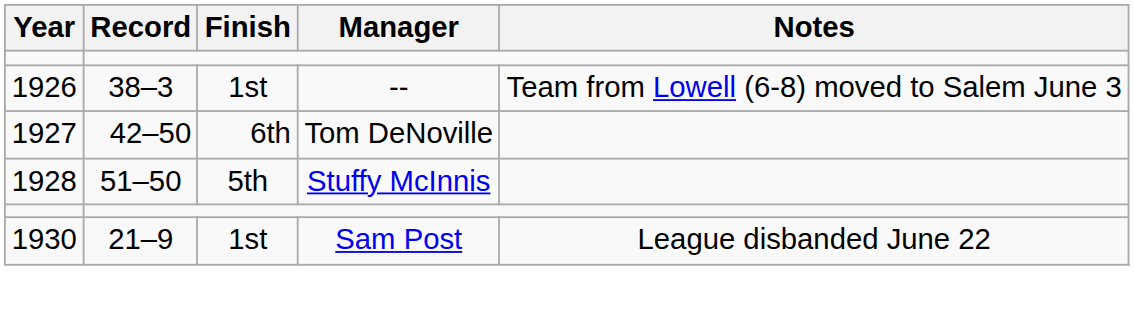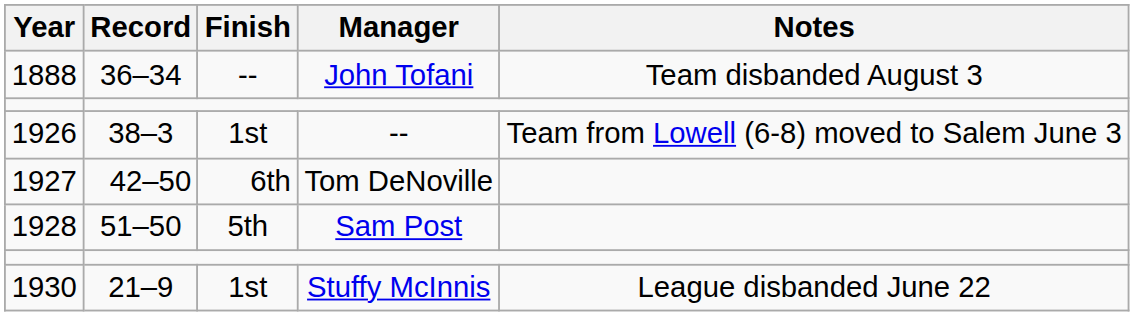+ row: (44, 74)
(399, 180) Stuffy McInnis -> (399, 226) Sam Post
(399, 240) Sam Post -> (399, 286) Stuffy McInnis
